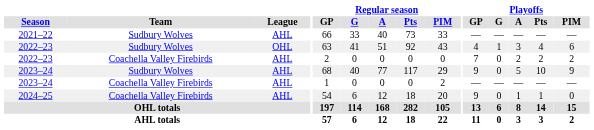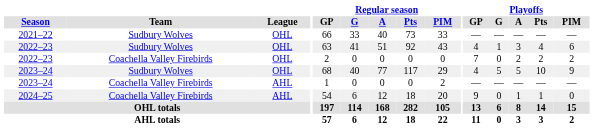(282, 34) AHL -> (282, 34) OHL
(282, 59) AHL -> (282, 59) OHL
(282, 71) AHL -> (282, 71) OHL
(476, 71) 9 -> (476, 71) 4
(499, 71) 0 -> (499, 71) 5
